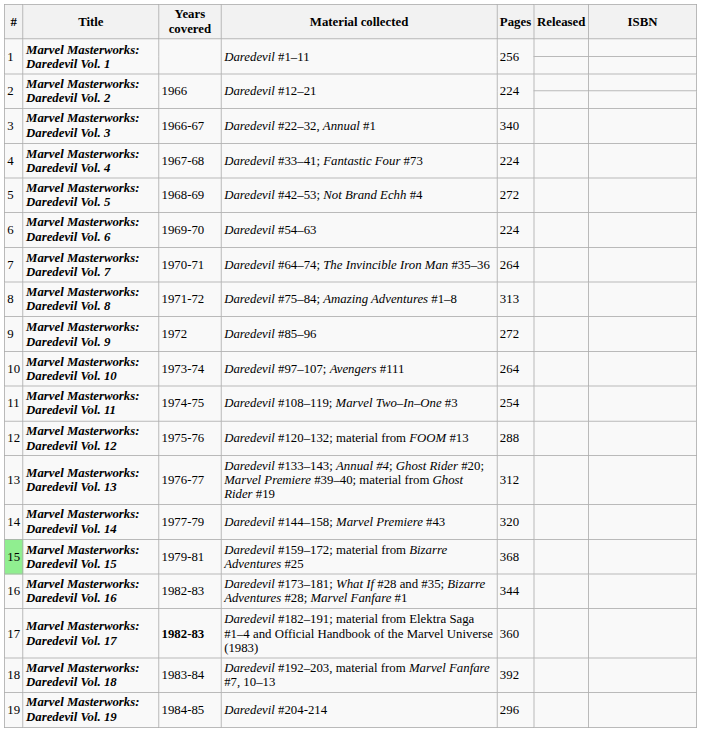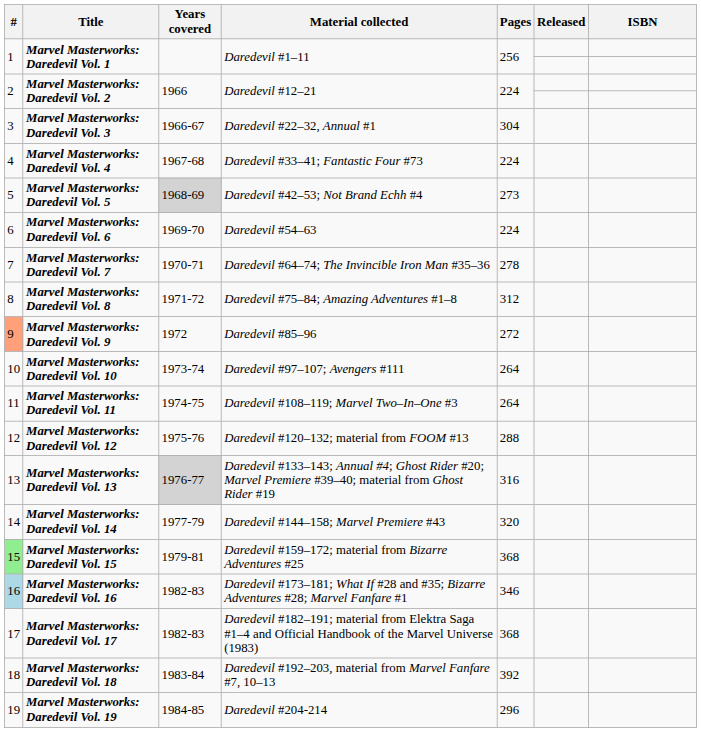(509, 125) 340 -> (509, 125) 304
(183, 195) no background -> (183, 195) lightgrey background
(509, 195) 272 -> (509, 195) 273
(509, 264) 264 -> (509, 264) 278
(509, 299) 313 -> (509, 299) 312
(11, 334) no background -> (11, 334) lightsalmon background
(509, 403) 254 -> (509, 403) 264
(183, 480) no background -> (183, 480) lightgrey background
(509, 480) 312 -> (509, 480) 316
(14, 591) no background -> (14, 591) lightblue background
(509, 591) 344 -> (509, 591) 346
(183, 633) bold -> (183, 633) normal
(509, 633) 360 -> (509, 633) 368
